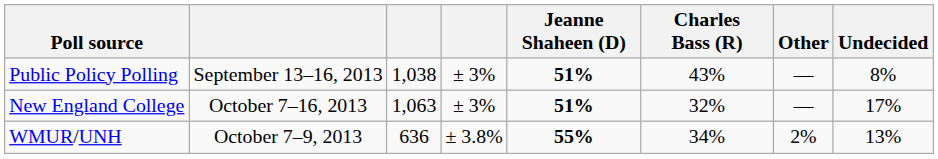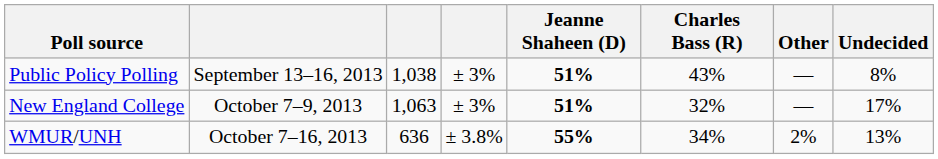(288, 105) October 7–16, 2013 -> (288, 105) October 7–9, 2013
(288, 136) October 7–9, 2013 -> (288, 136) October 7–16, 2013
